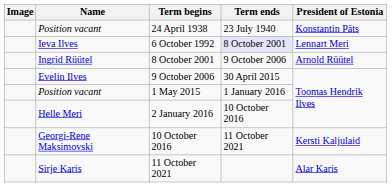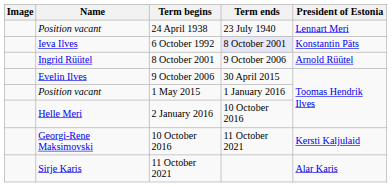(327, 28) Konstantin Päts -> (322, 28) Lennart Meri
(322, 44) Lennart Meri -> (327, 44) Konstantin Päts
